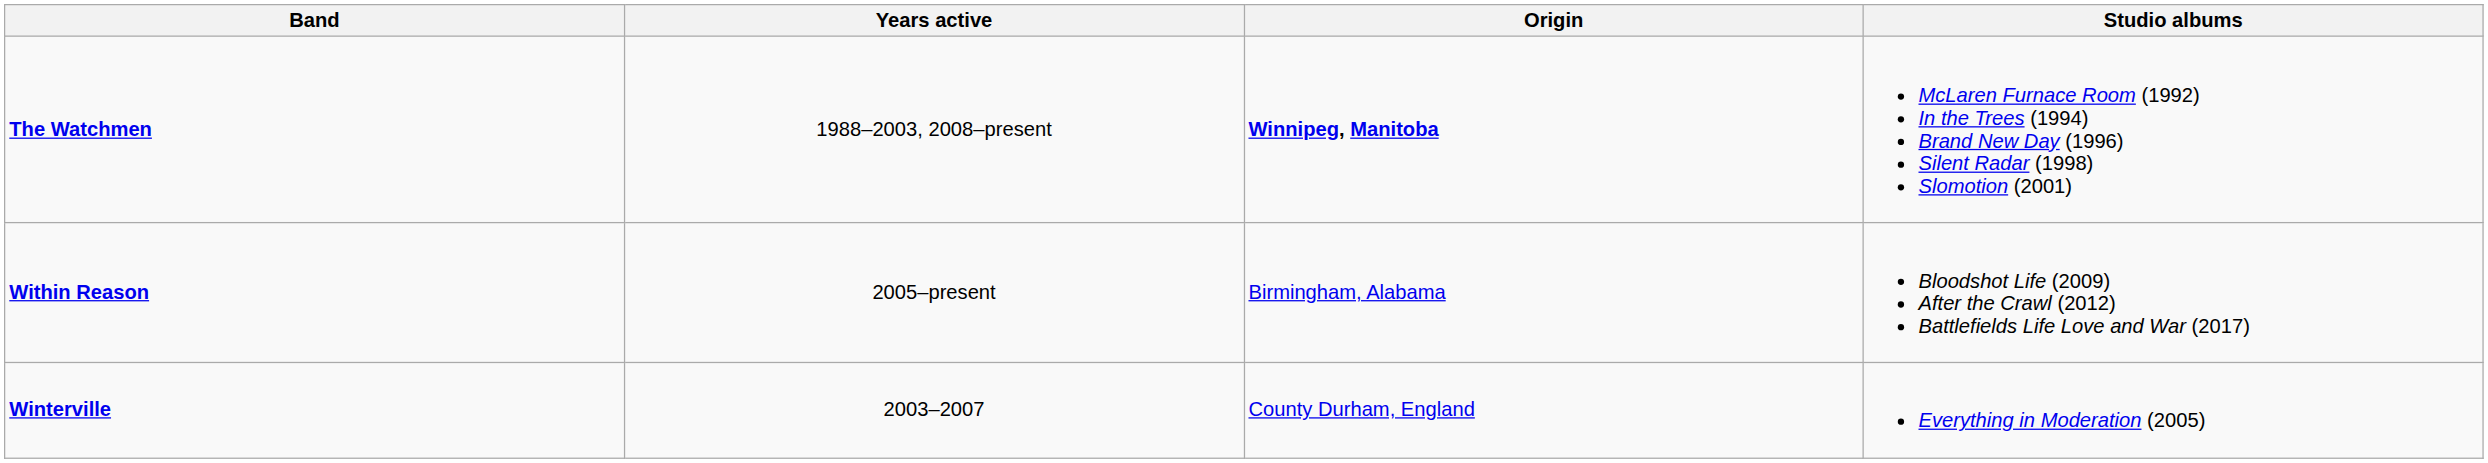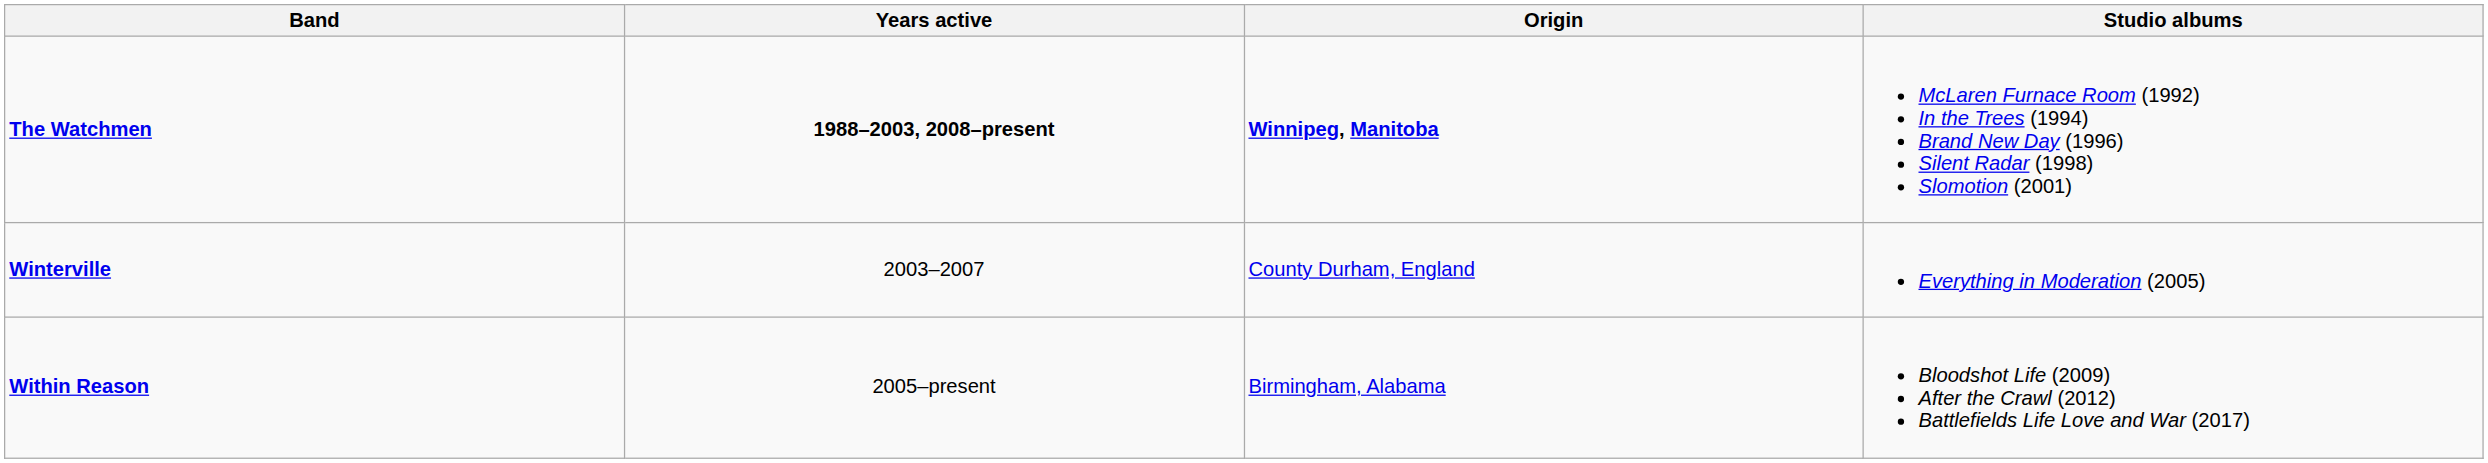(934, 129) normal -> (934, 129) bold
rows swapped: (60, 409) <-> (79, 292)
